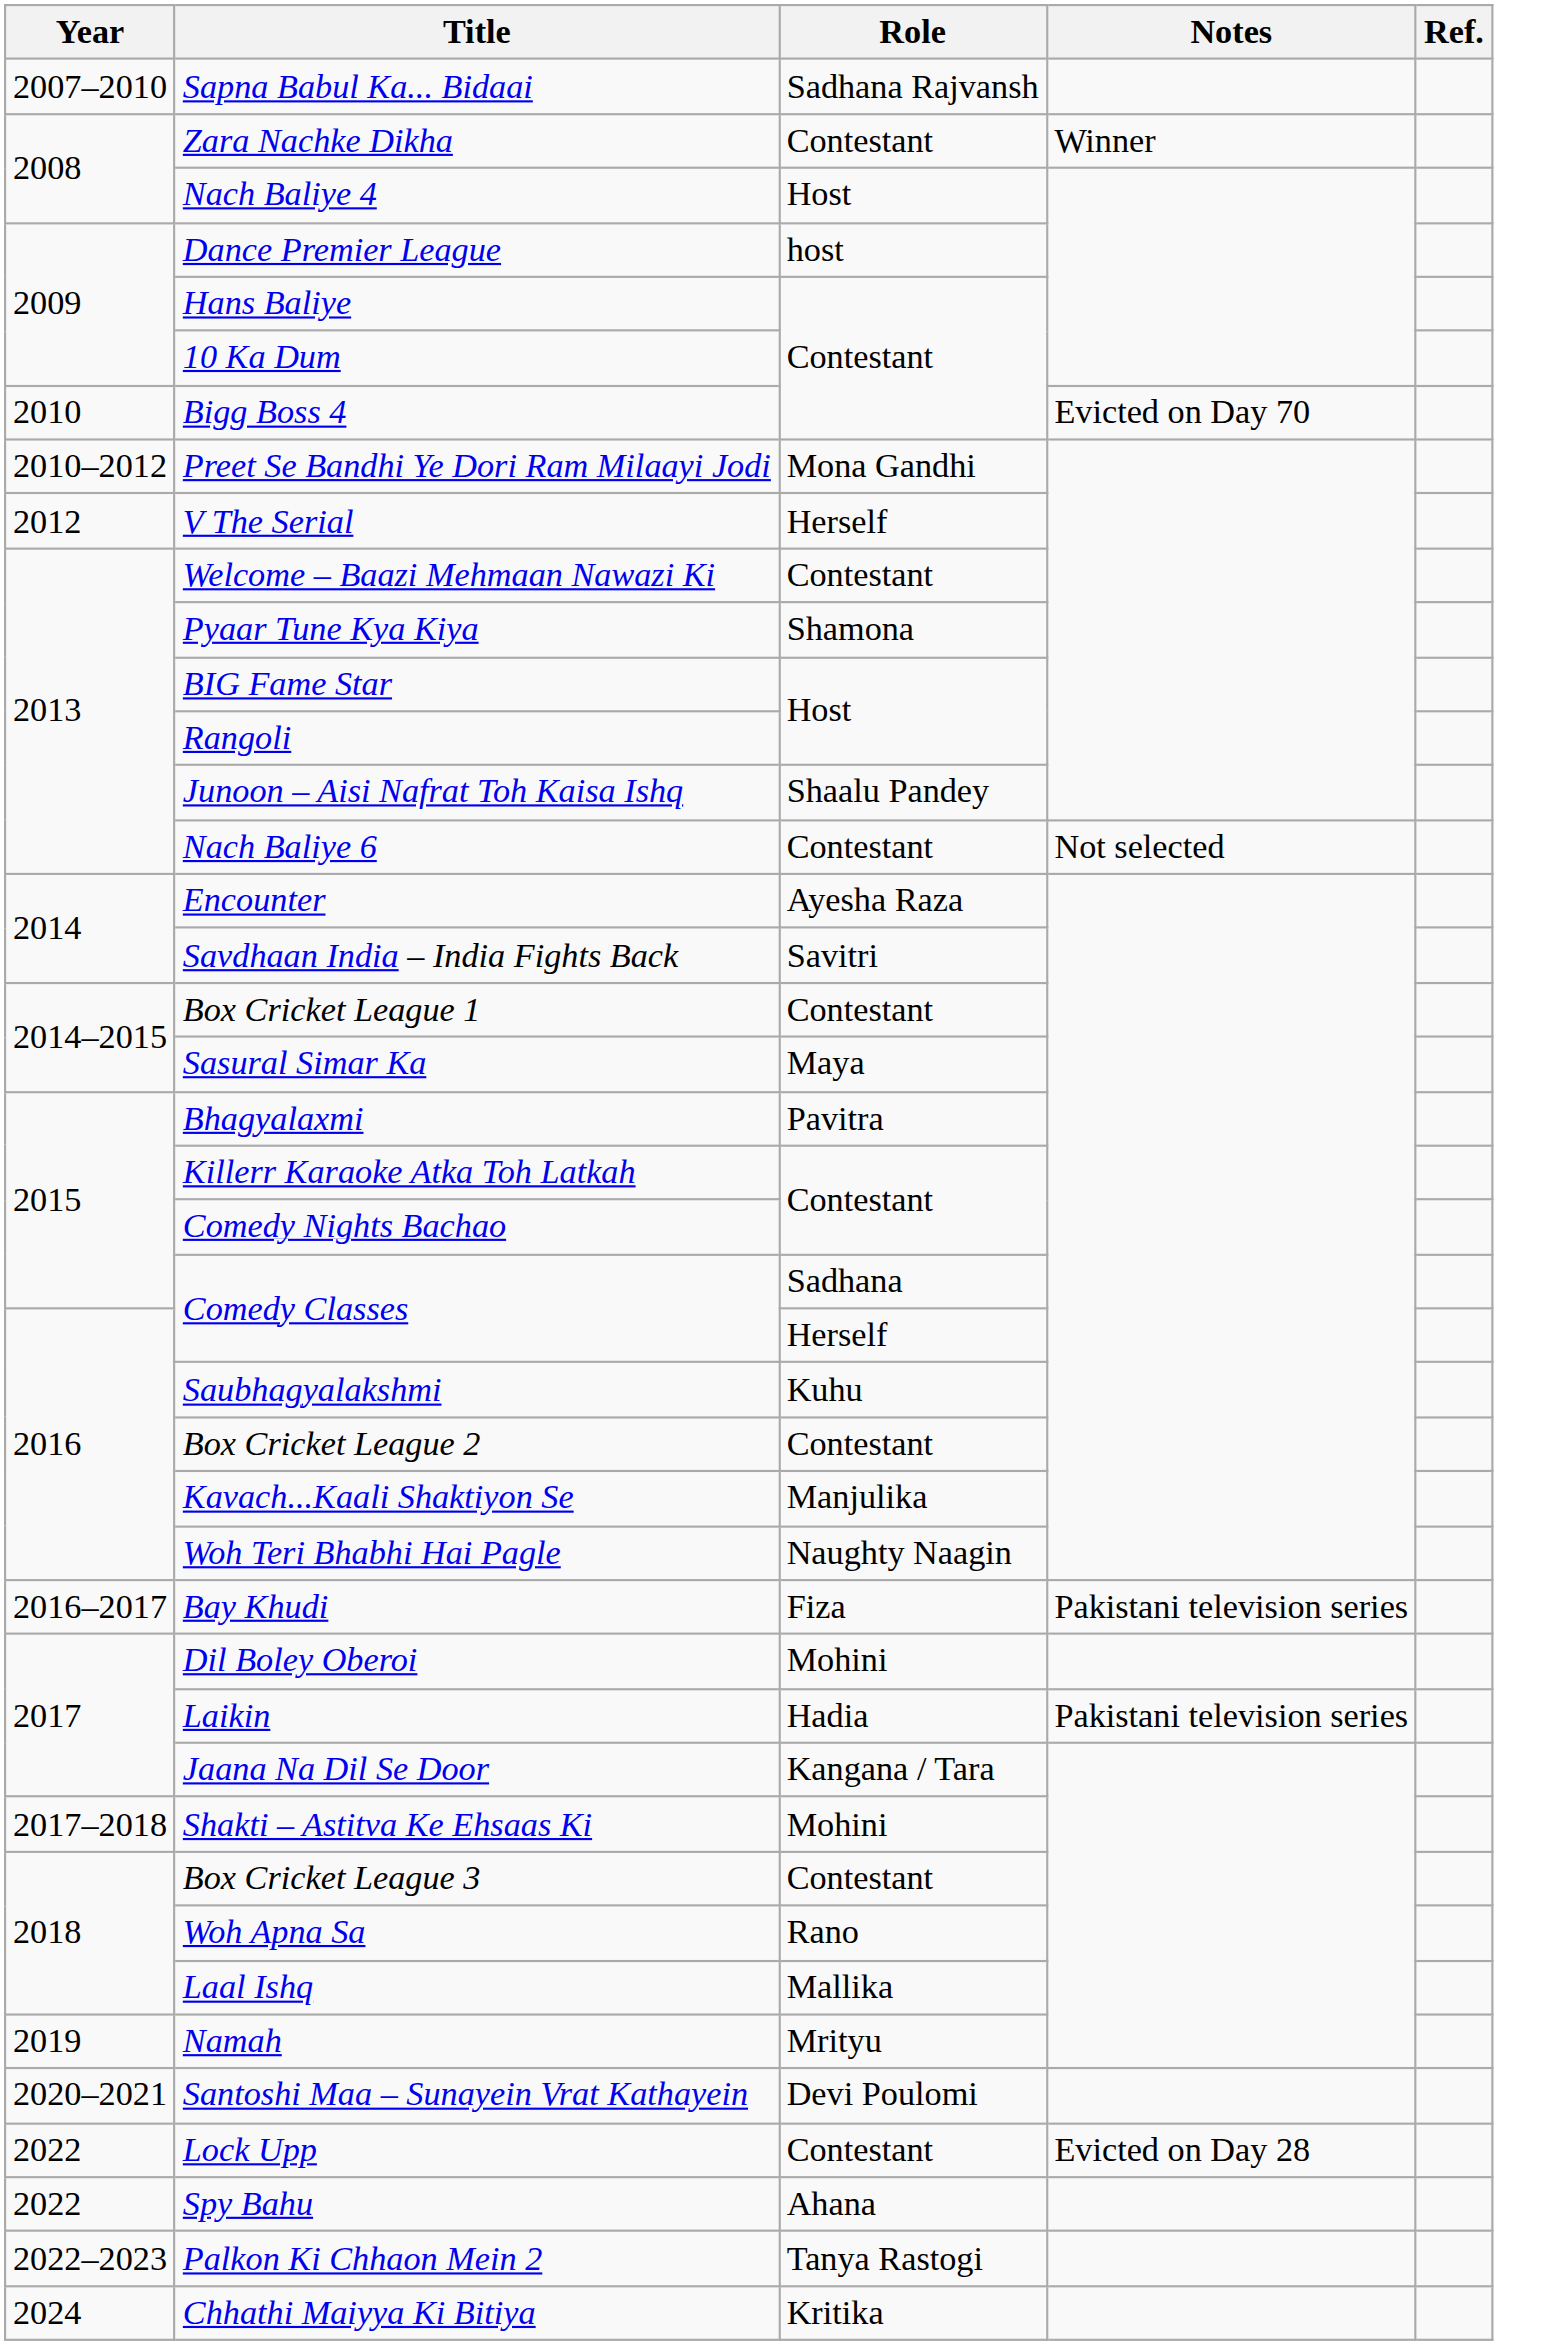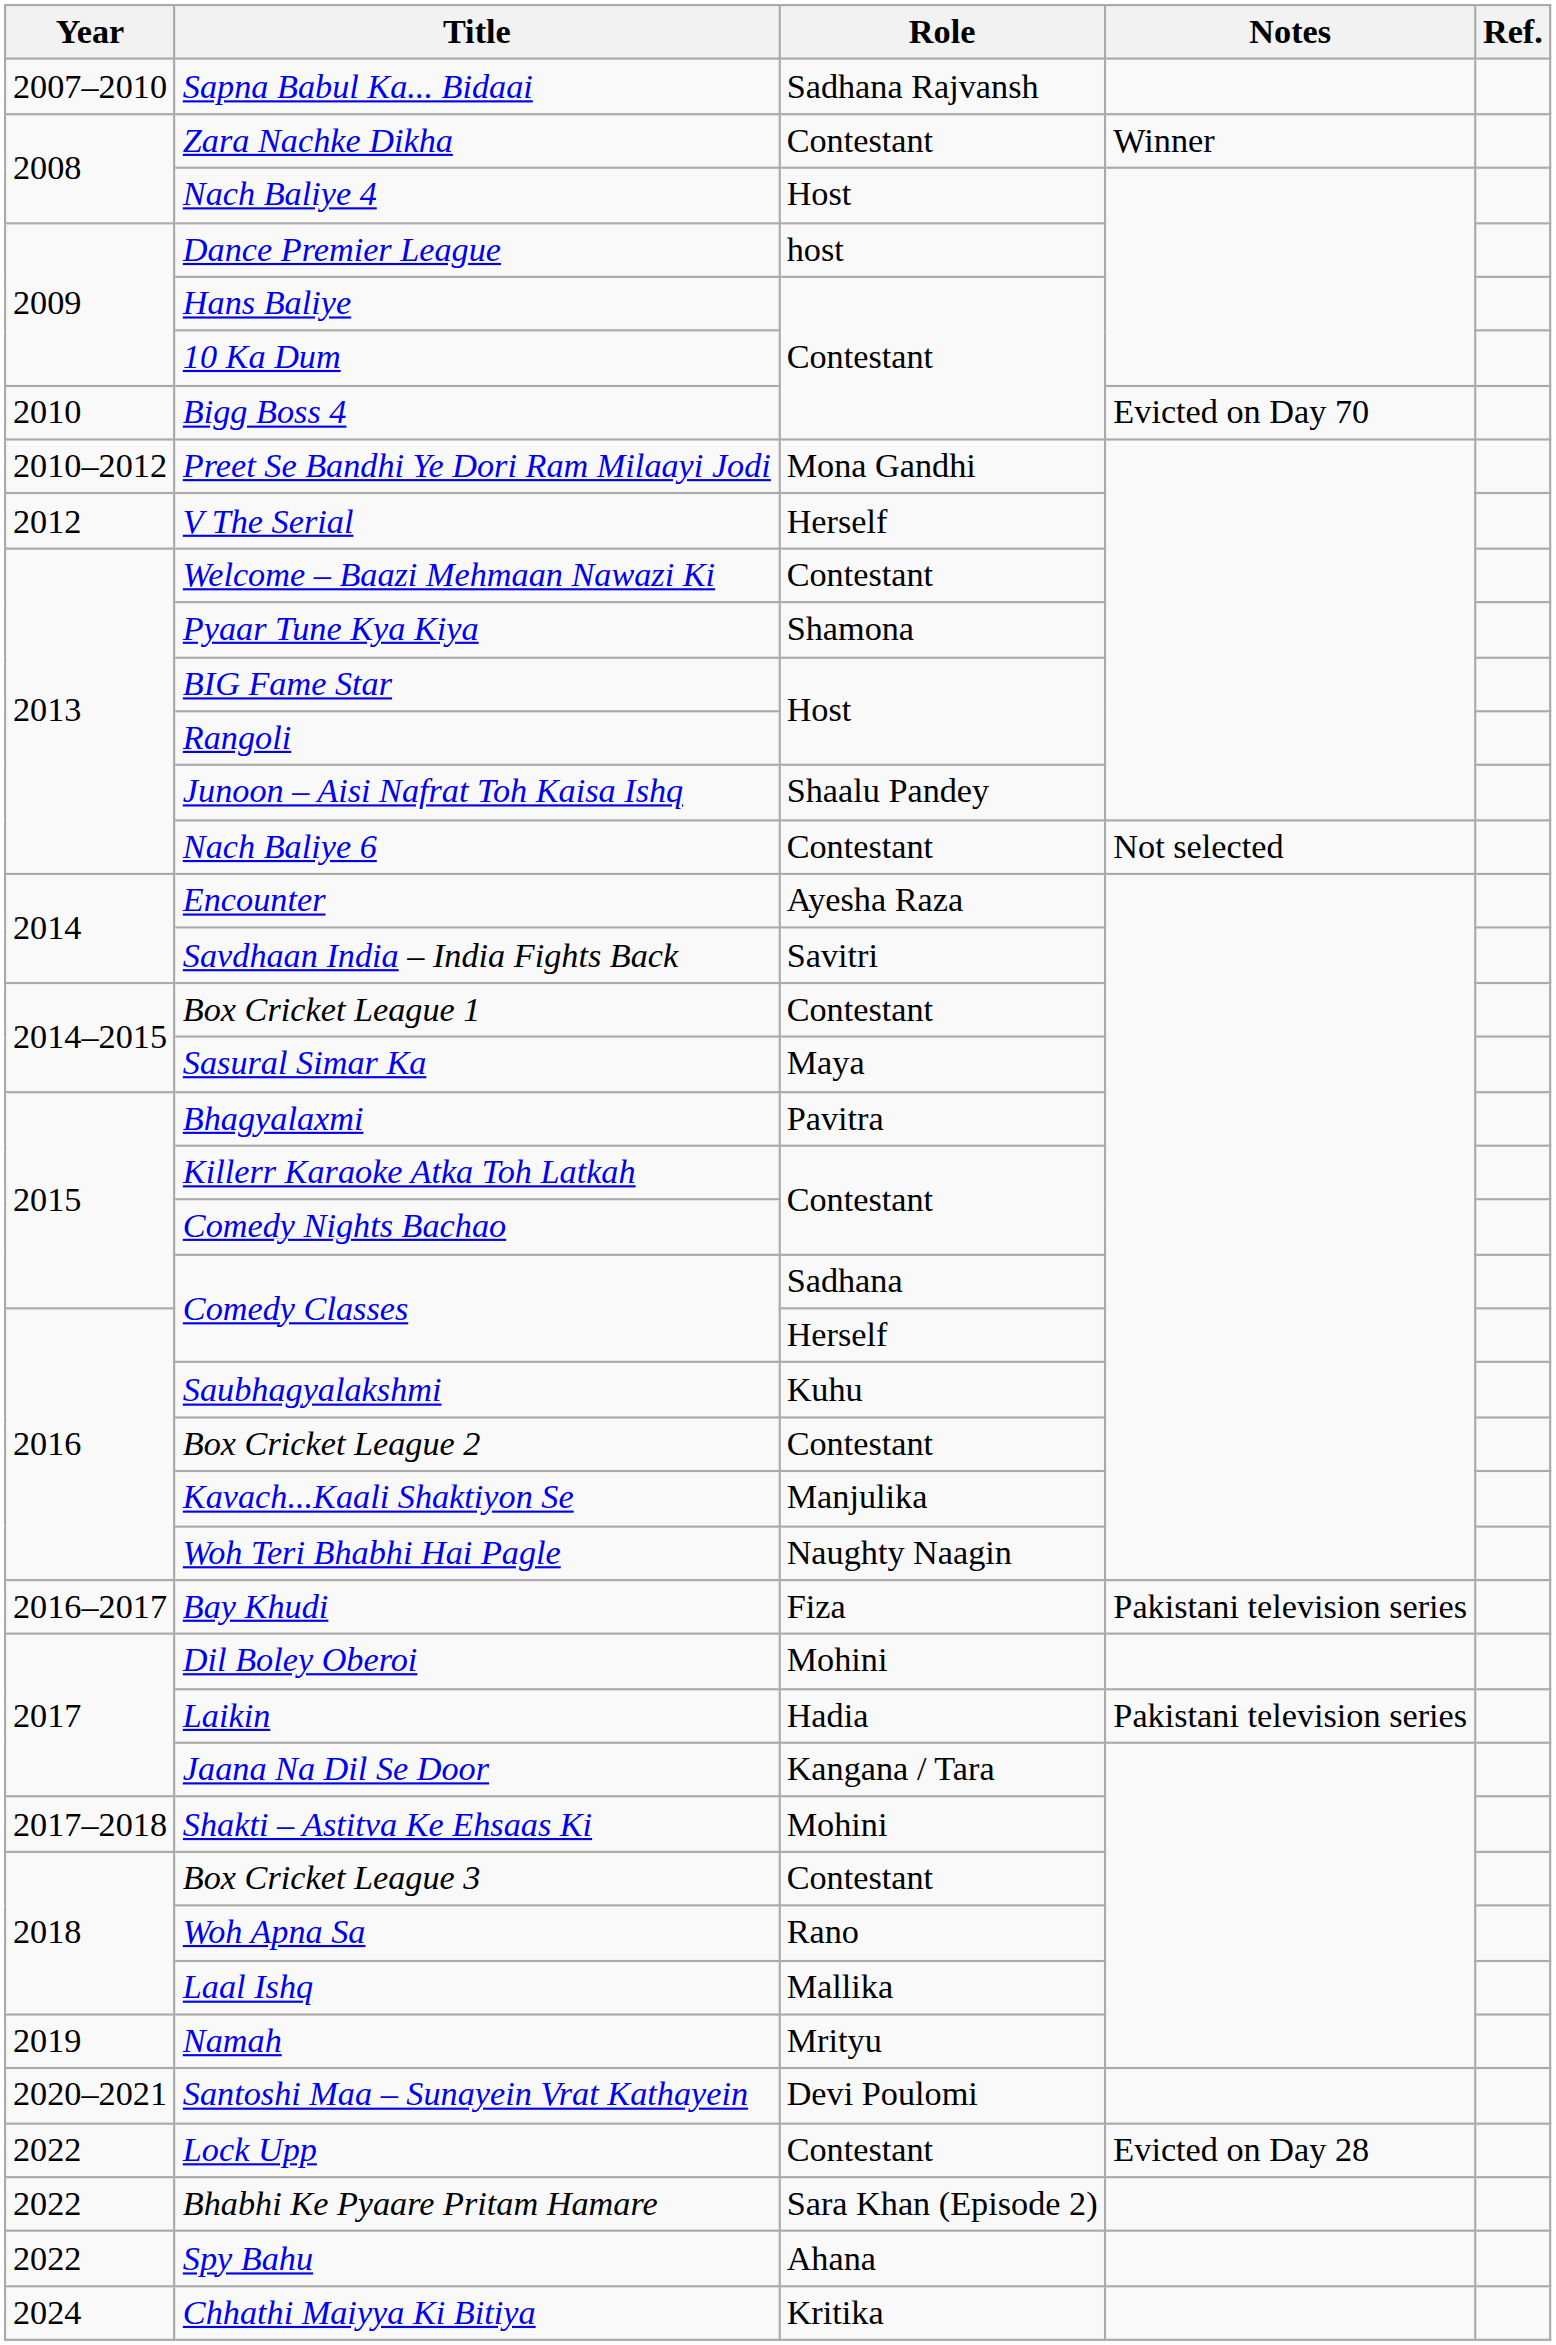+ row: (420, 2203)
- row: (363, 2258)
